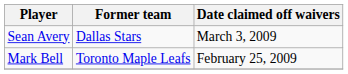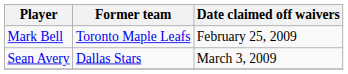rows swapped: (35, 58) <-> (39, 36)
